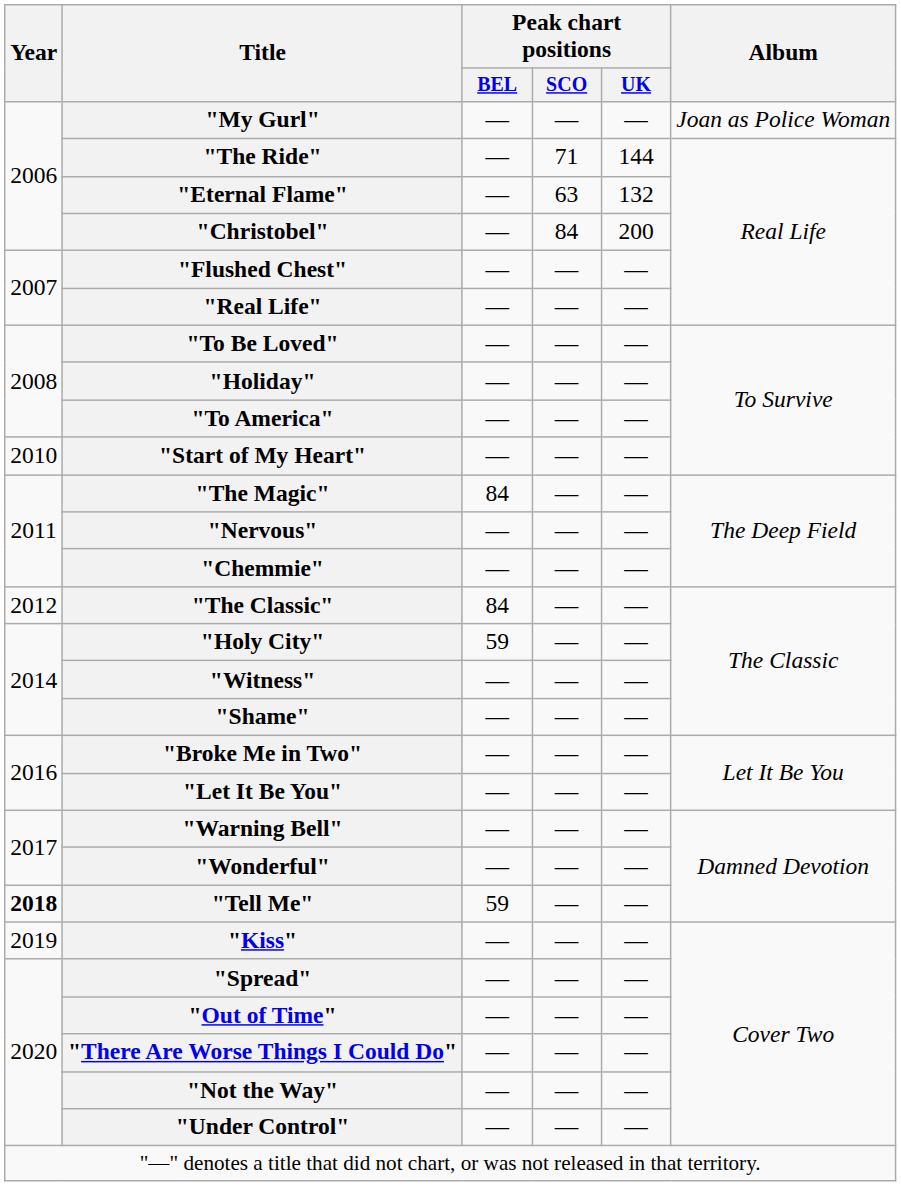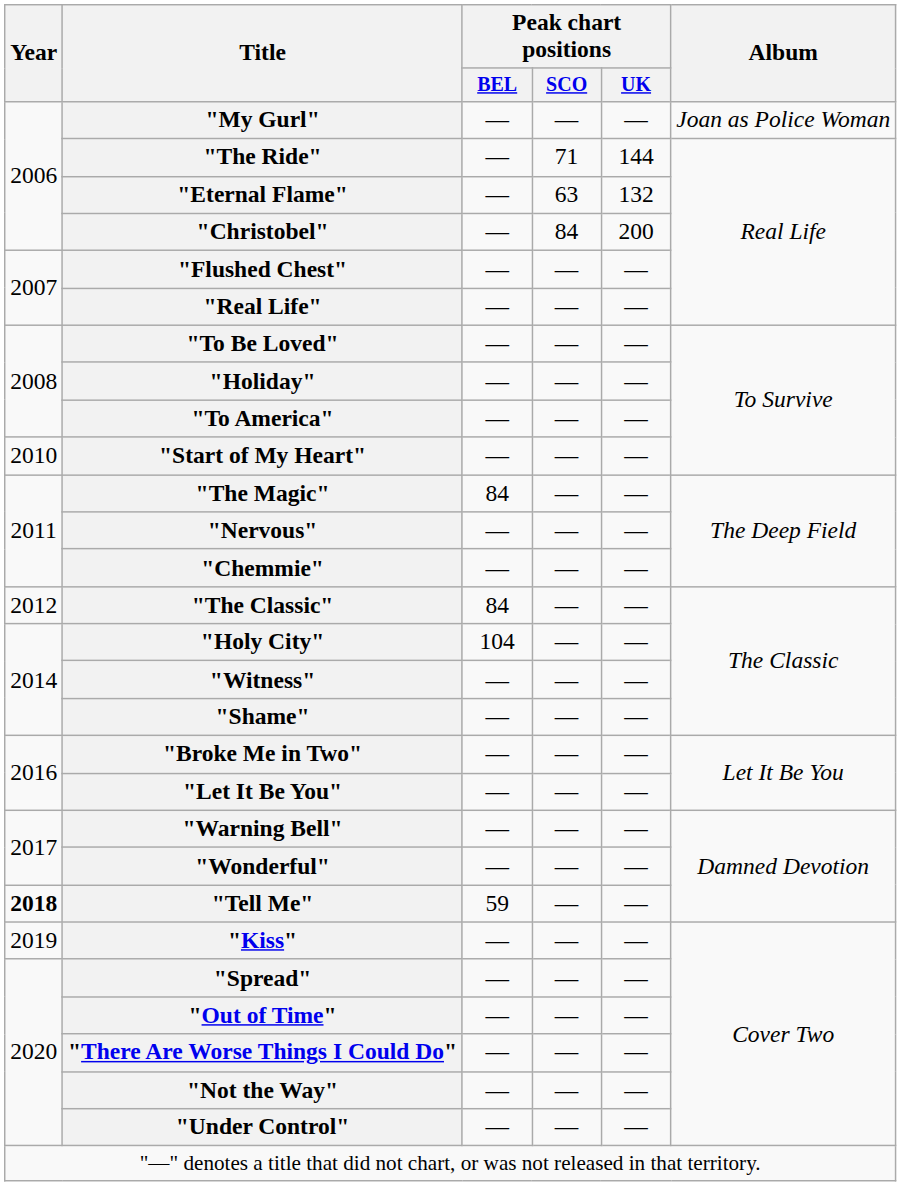(497, 642) 59 -> (497, 642) 104
